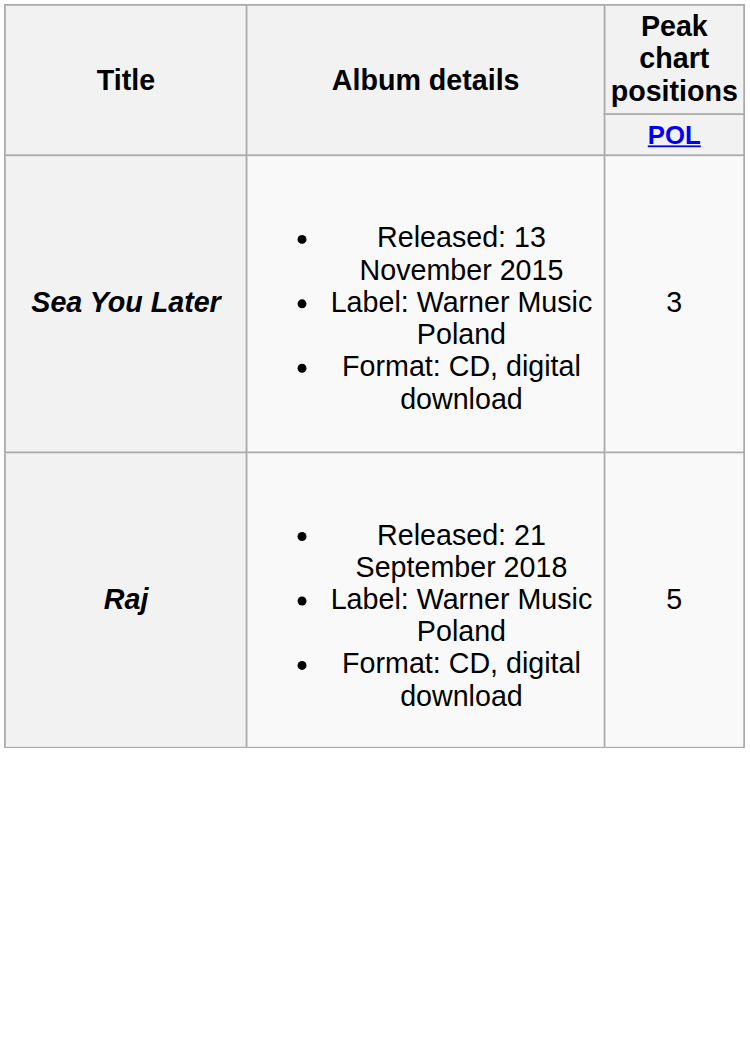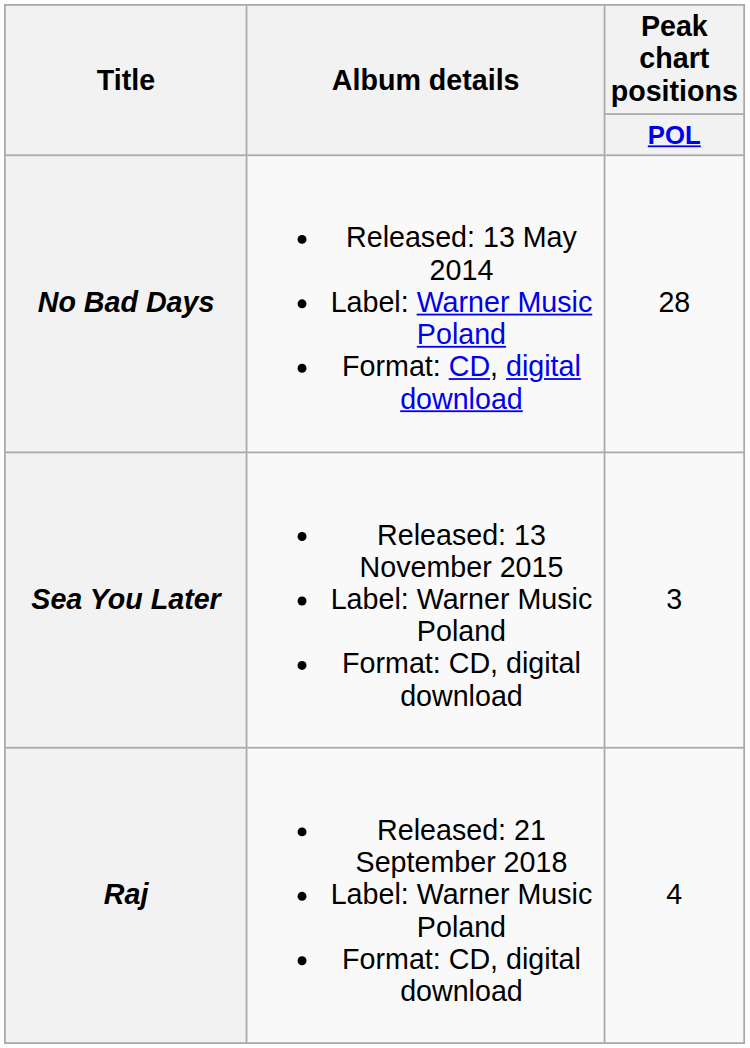+ row: (126, 303)
(674, 599) 5 -> (674, 895) 4
